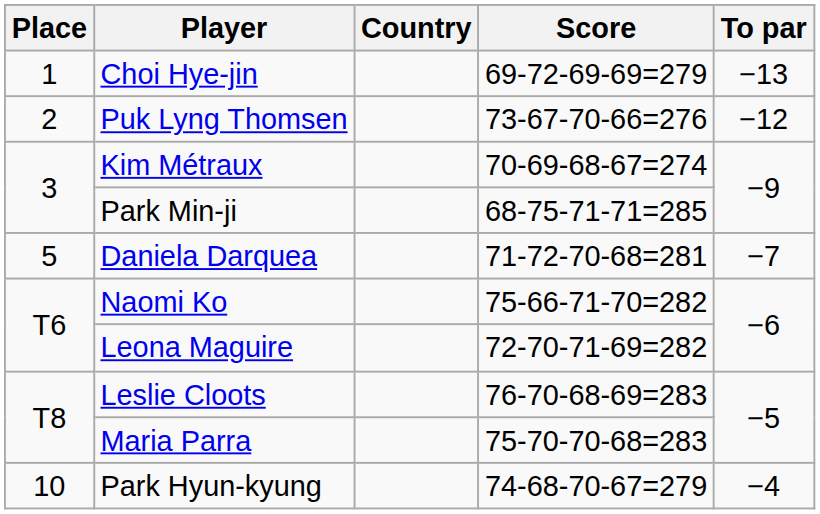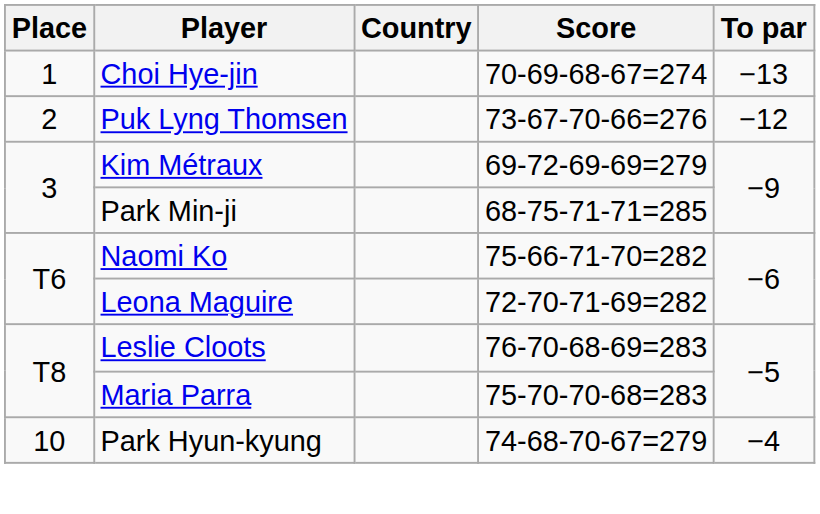(596, 74) 69-72-69-69=279 -> (596, 74) 70-69-68-67=274
(596, 165) 70-69-68-67=274 -> (596, 165) 69-72-69-69=279
- row: (209, 257)
